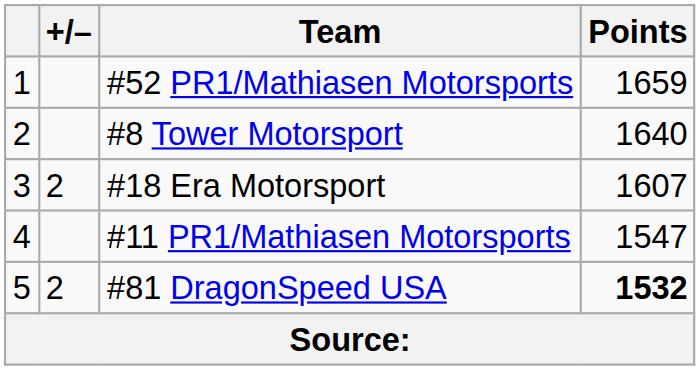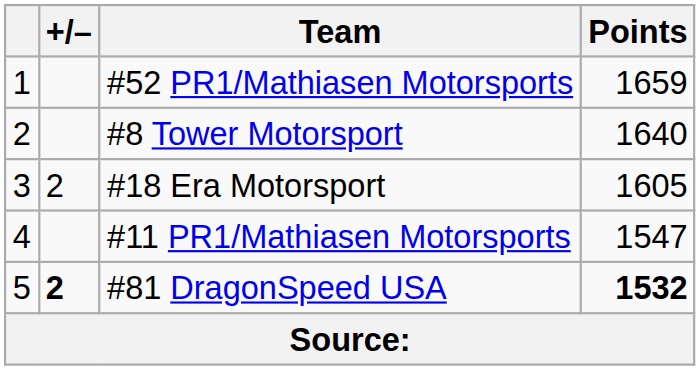(651, 185) 1607 -> (651, 185) 1605
(55, 288) normal -> (55, 288) bold
